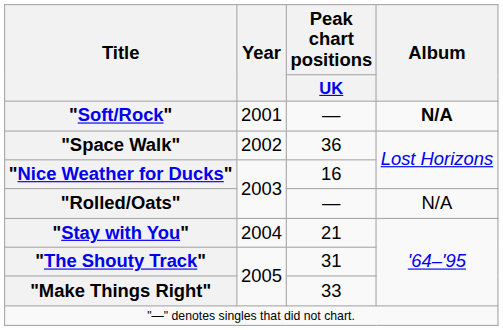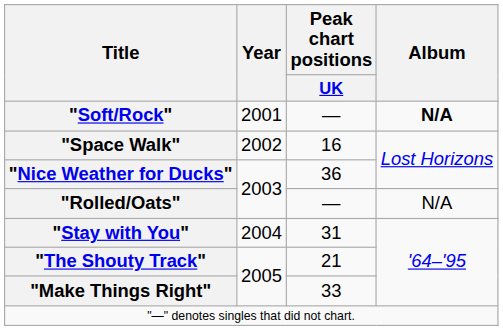(331, 145) 36 -> (331, 145) 16
(331, 174) 16 -> (331, 174) 36
(331, 232) 21 -> (331, 232) 31
(331, 261) 31 -> (331, 261) 21
